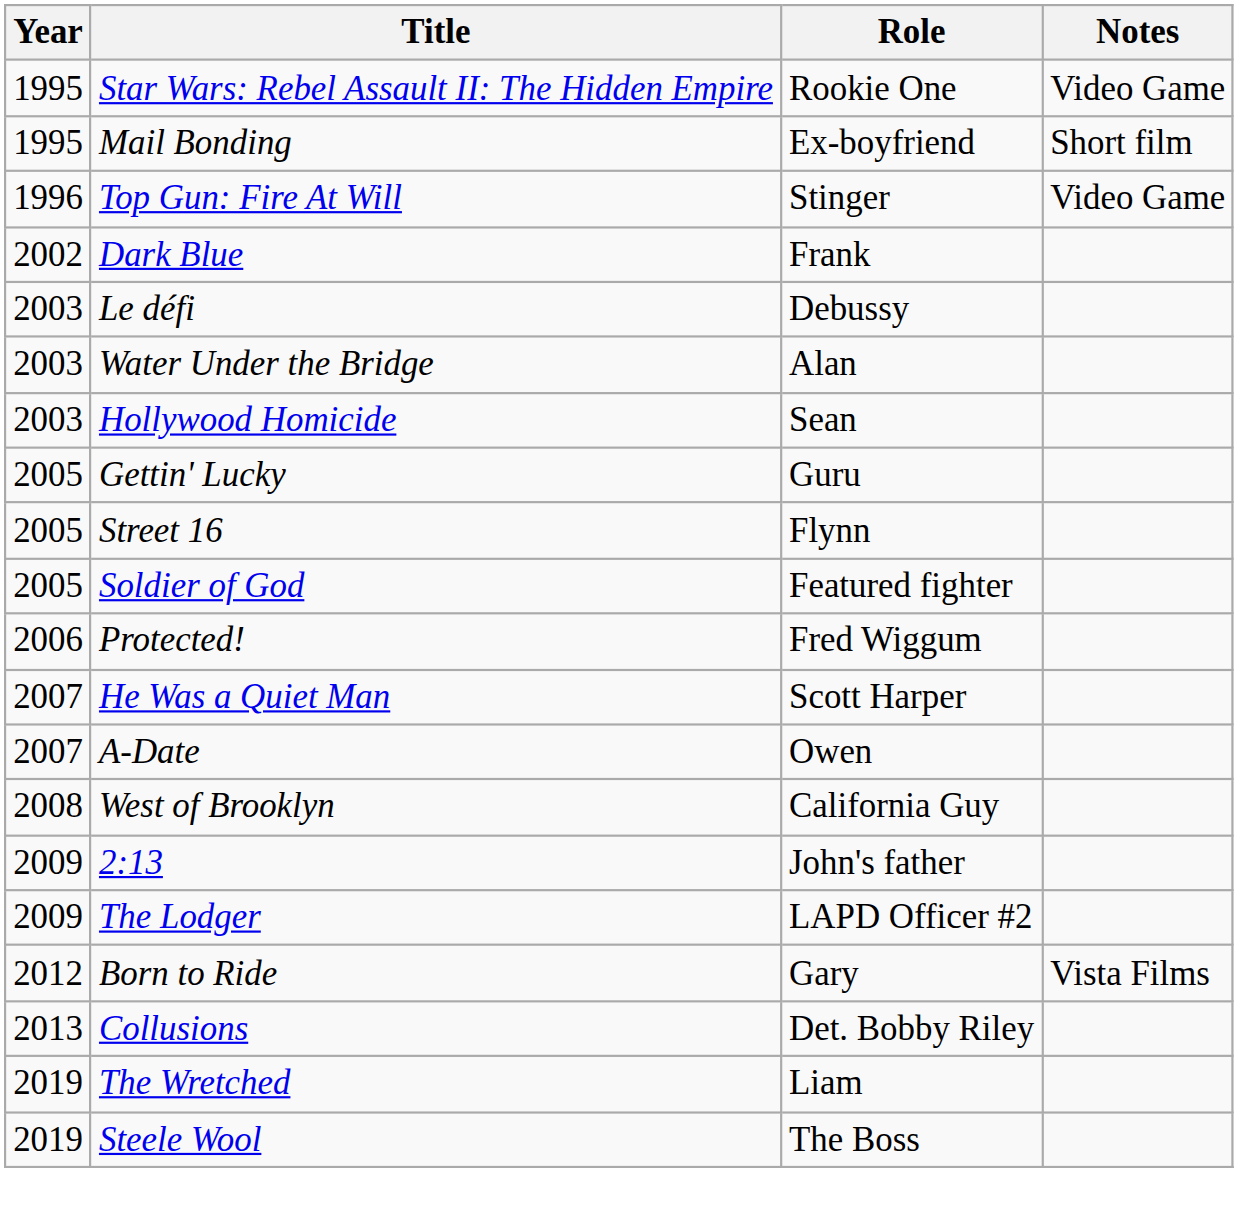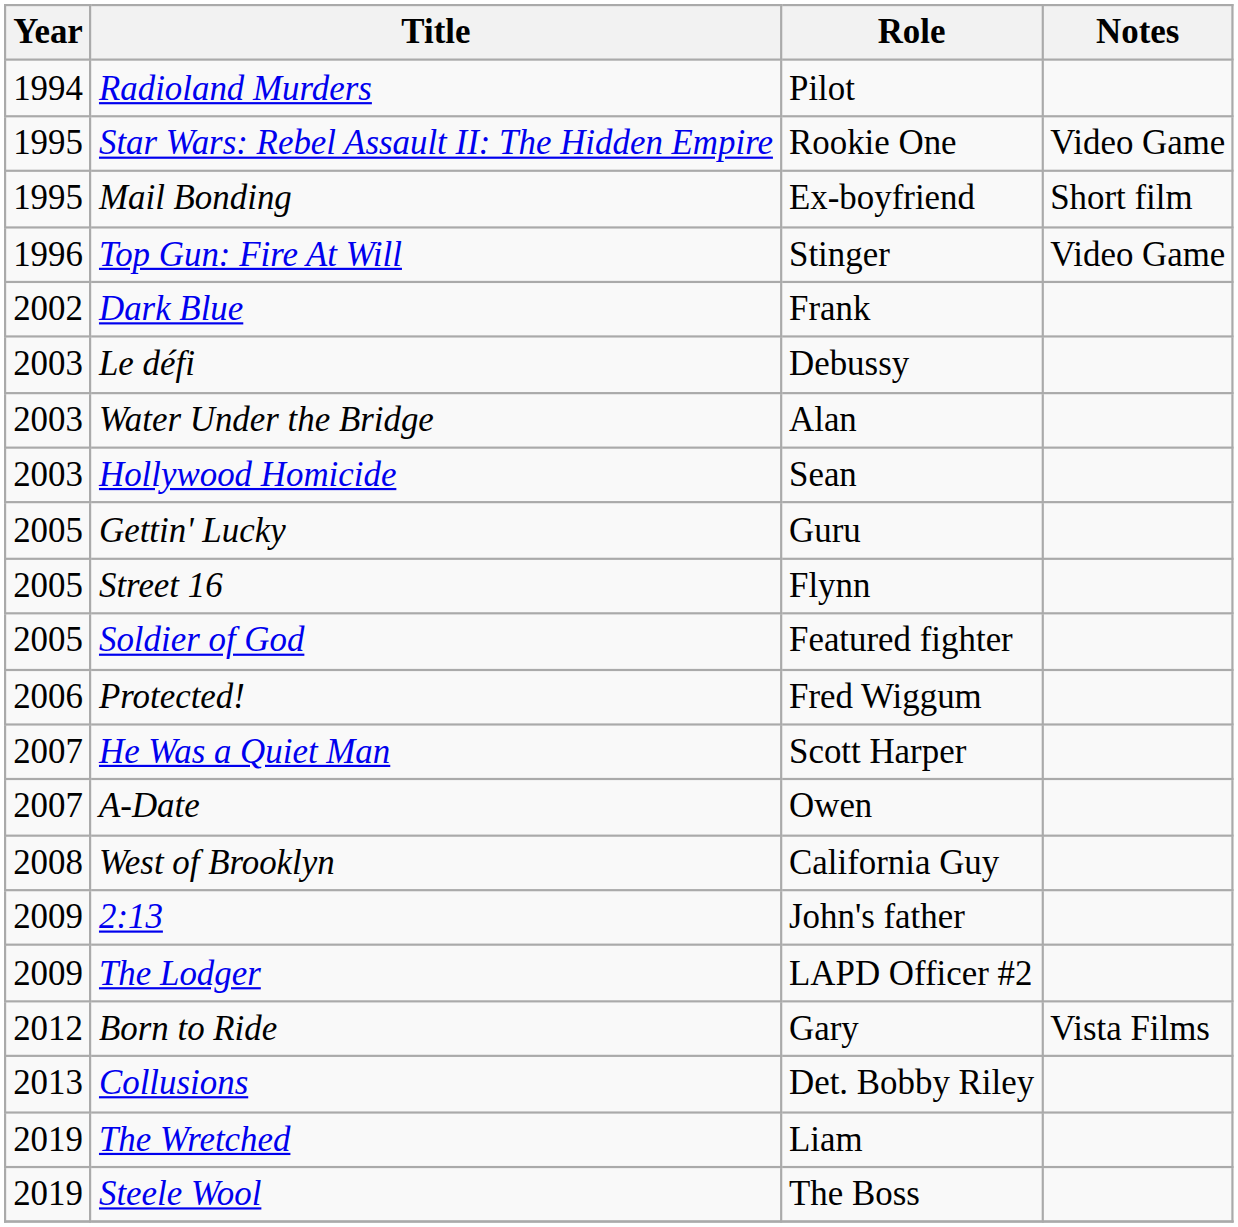+ row: (235, 87)
